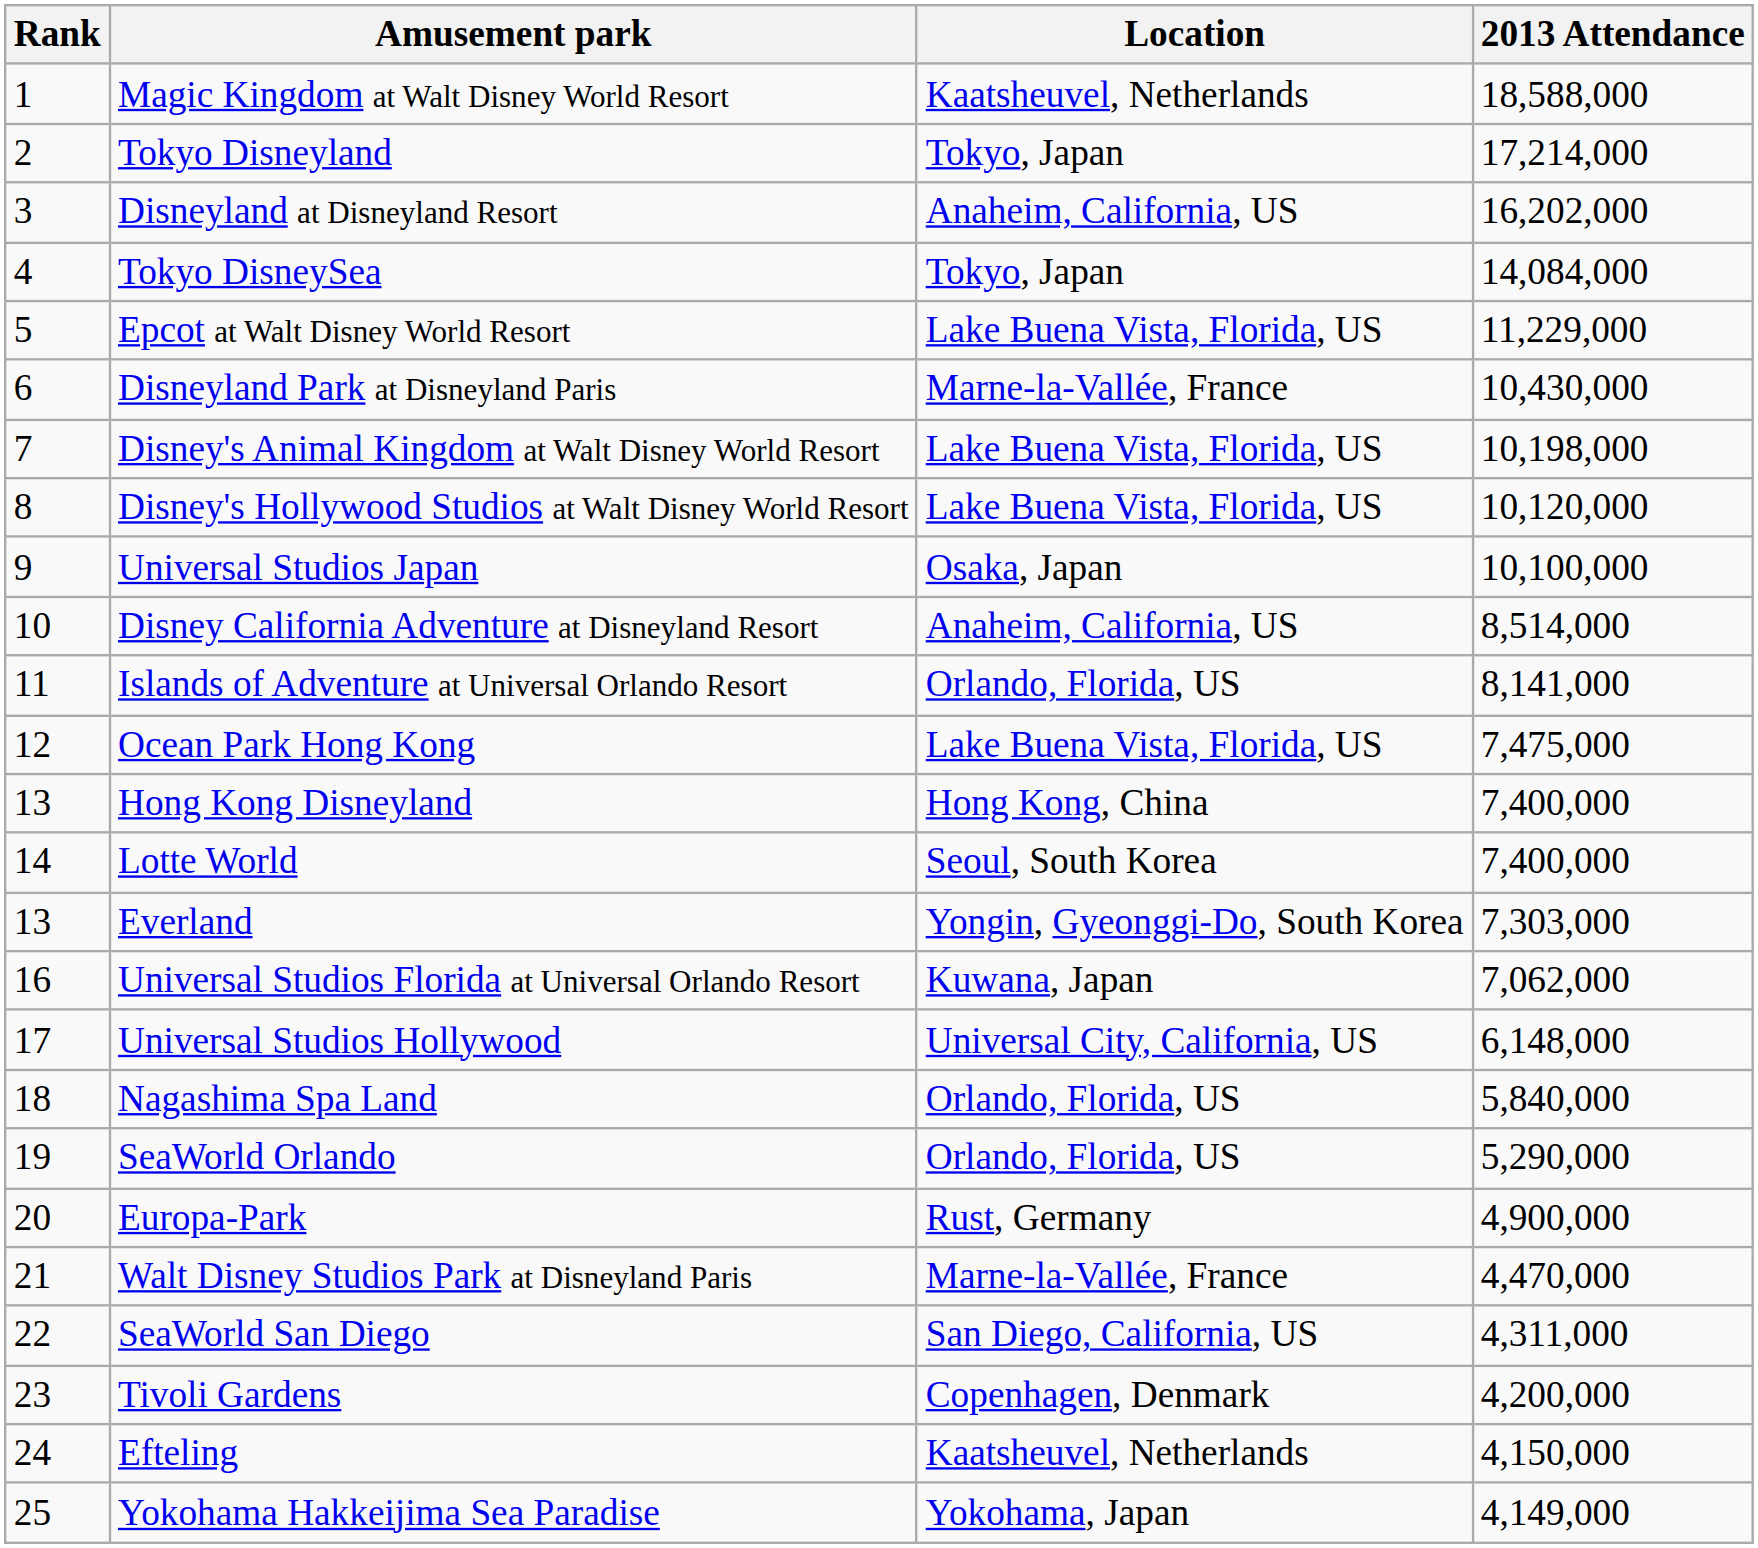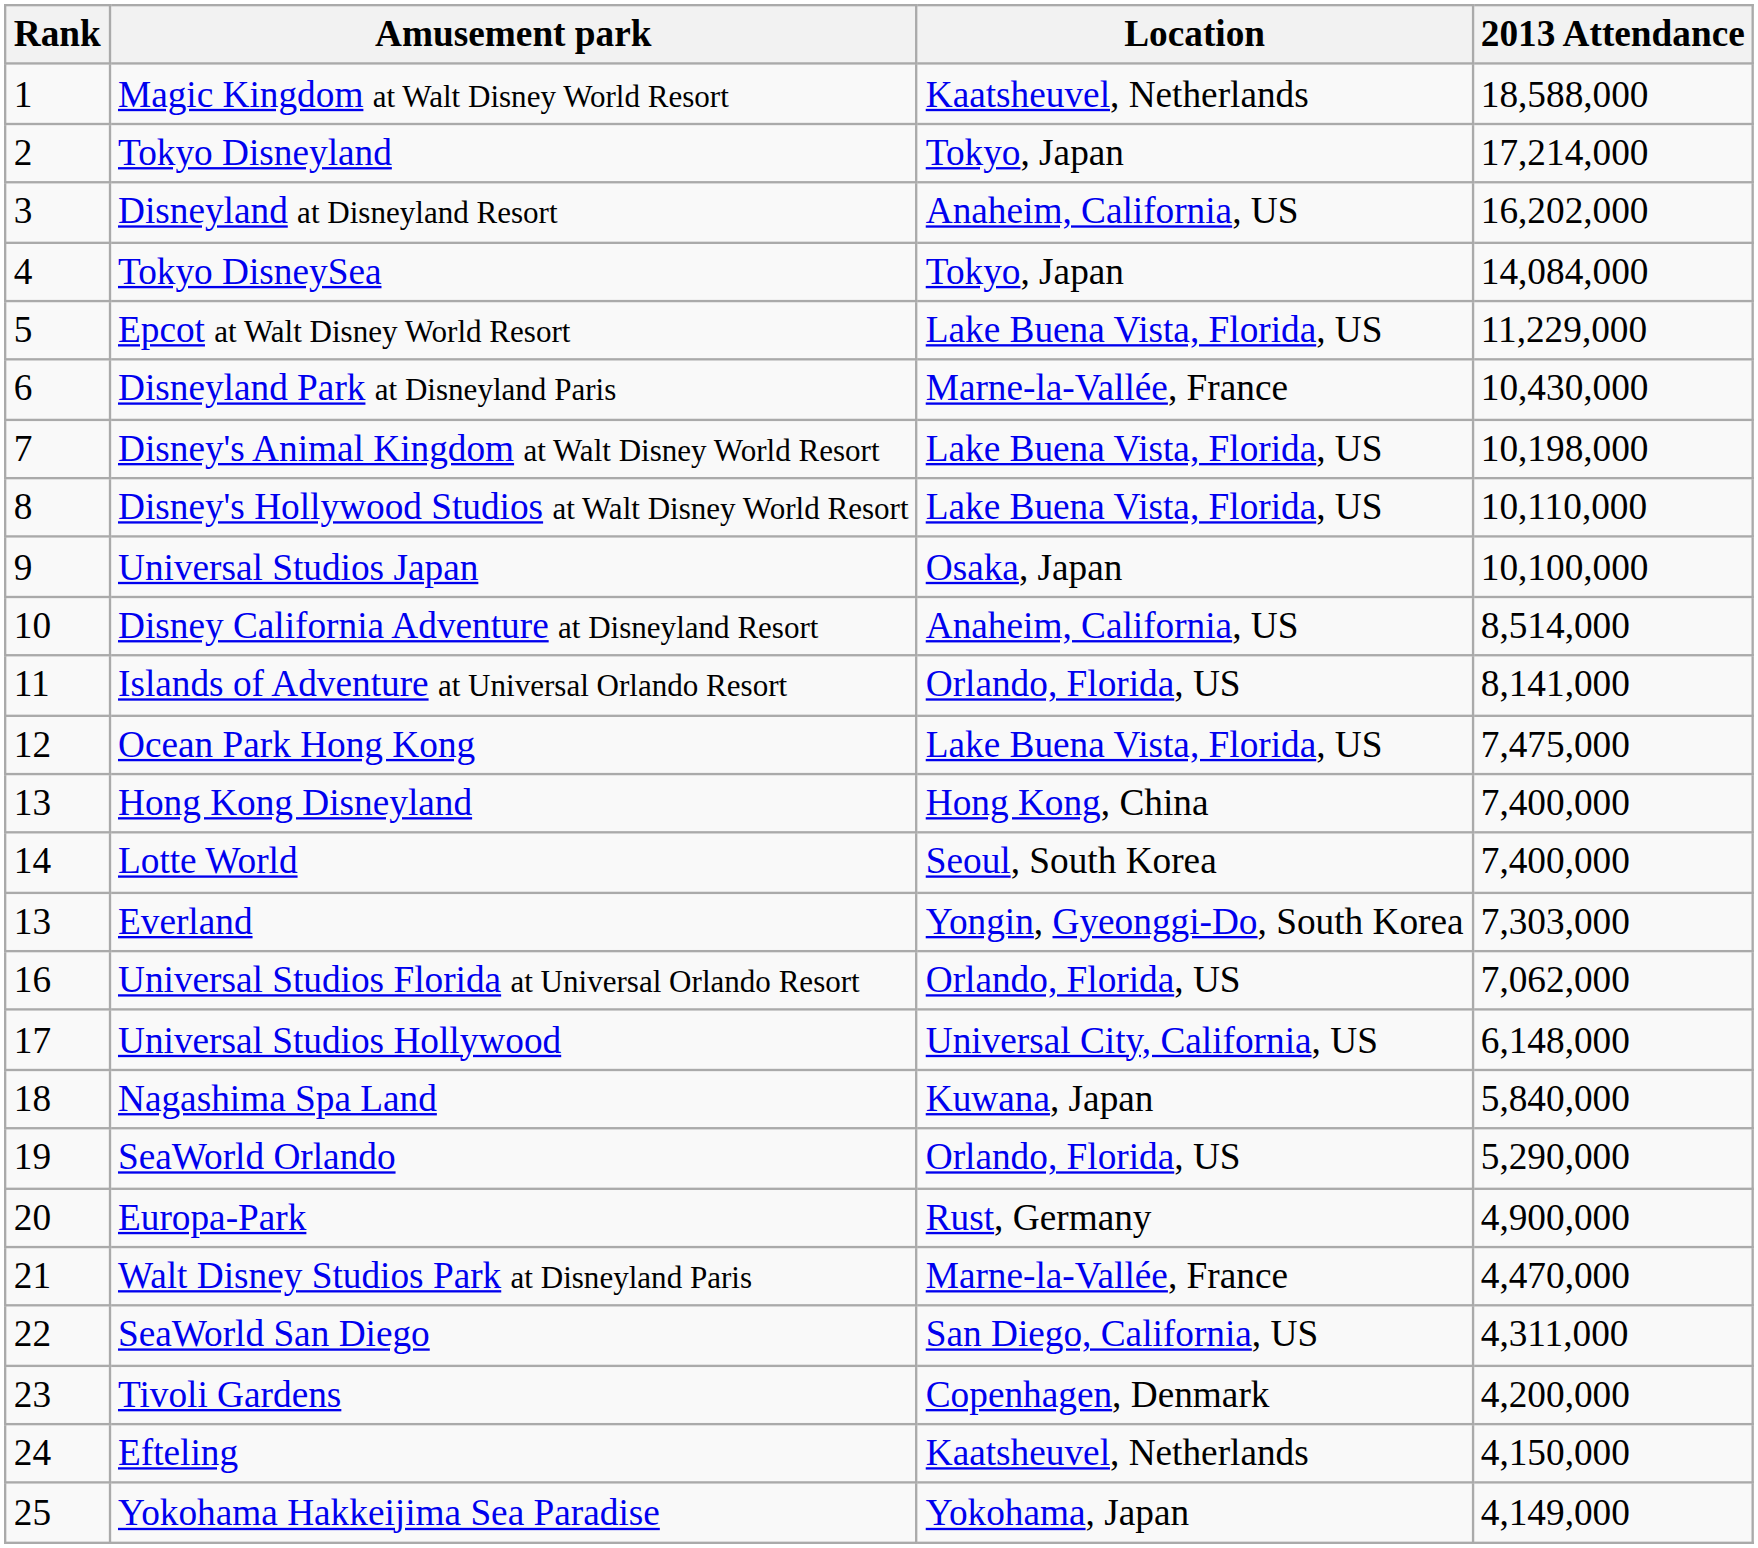(1565, 507) 10,120,000 -> (1564, 507) 10,110,000
(1040, 980) Kuwana, Japan -> (1083, 980) Orlando, Florida, US
(1083, 1098) Orlando, Florida, US -> (1040, 1098) Kuwana, Japan
